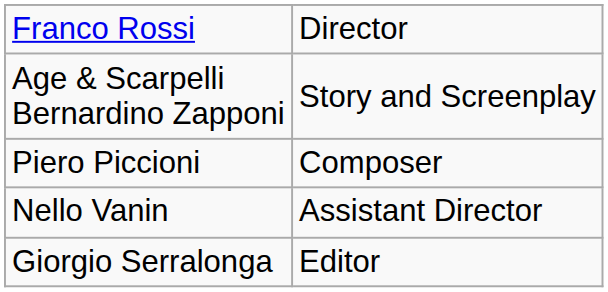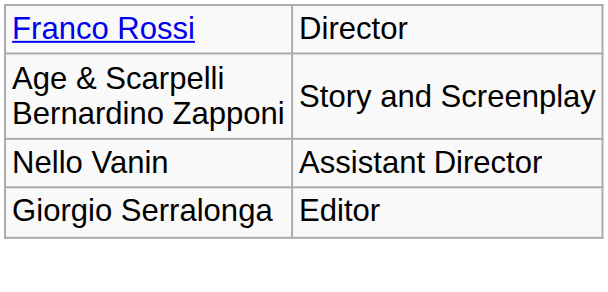- row: (106, 162)
